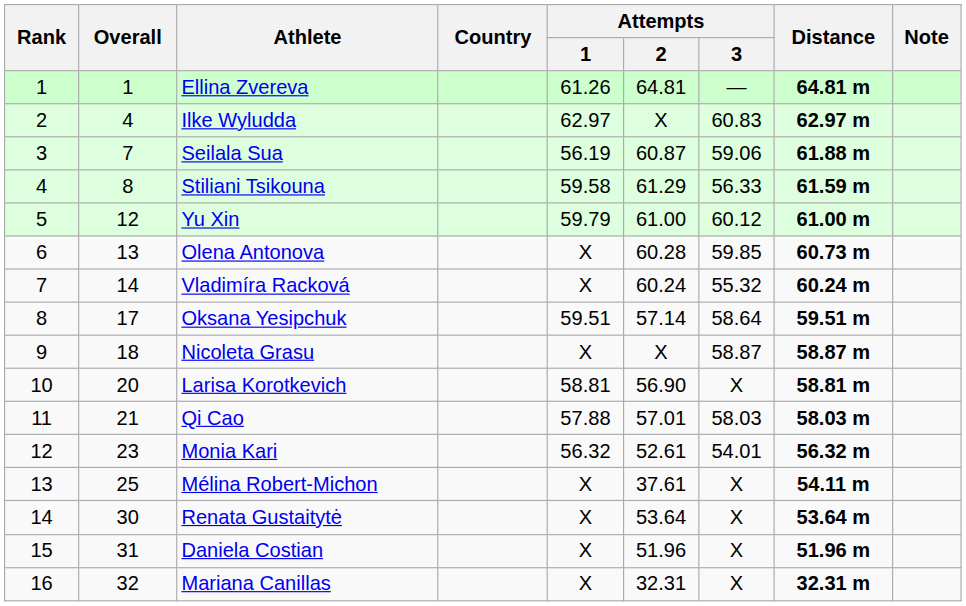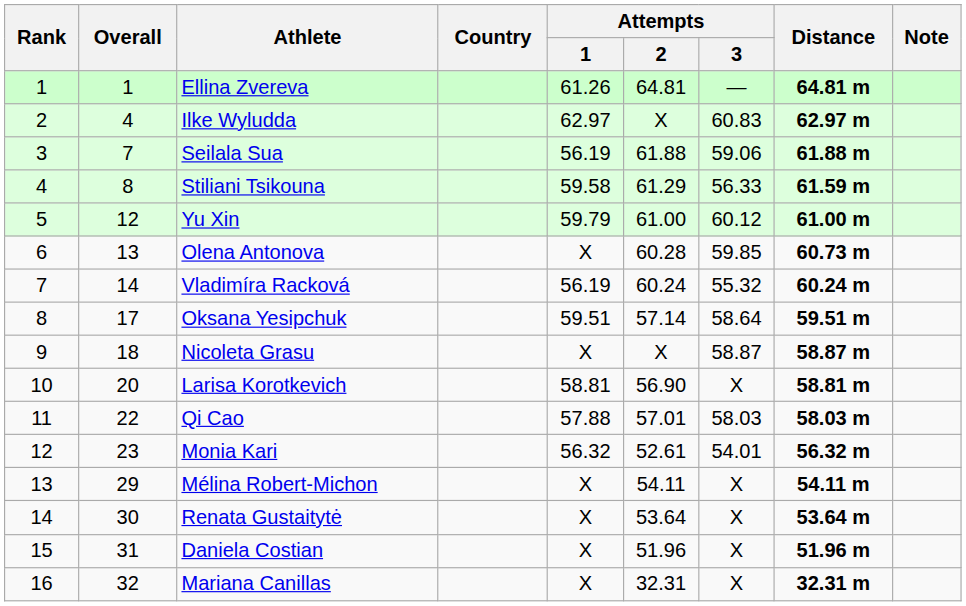(661, 153) 60.87 -> (661, 153) 61.88
(585, 285) X -> (585, 285) 56.19
(128, 417) 21 -> (128, 417) 22
(128, 483) 25 -> (128, 483) 29
(661, 483) 37.61 -> (661, 483) 54.11
